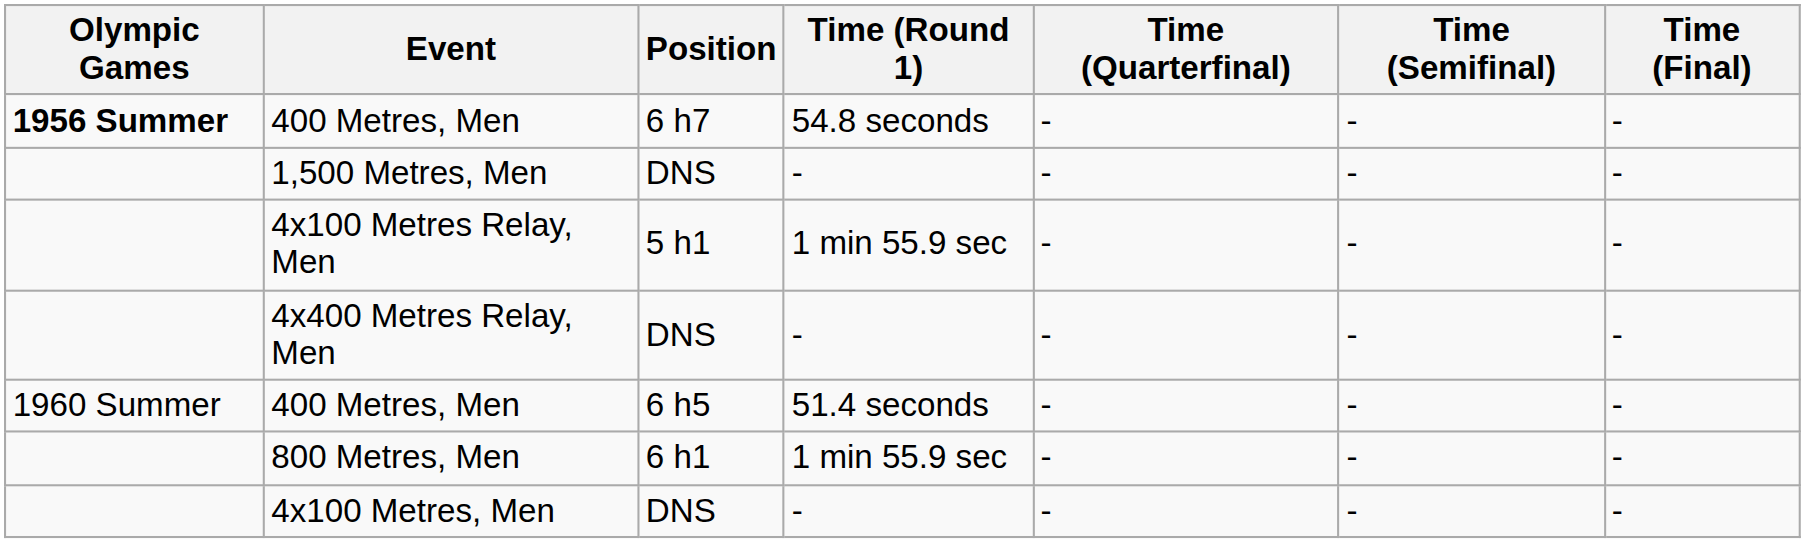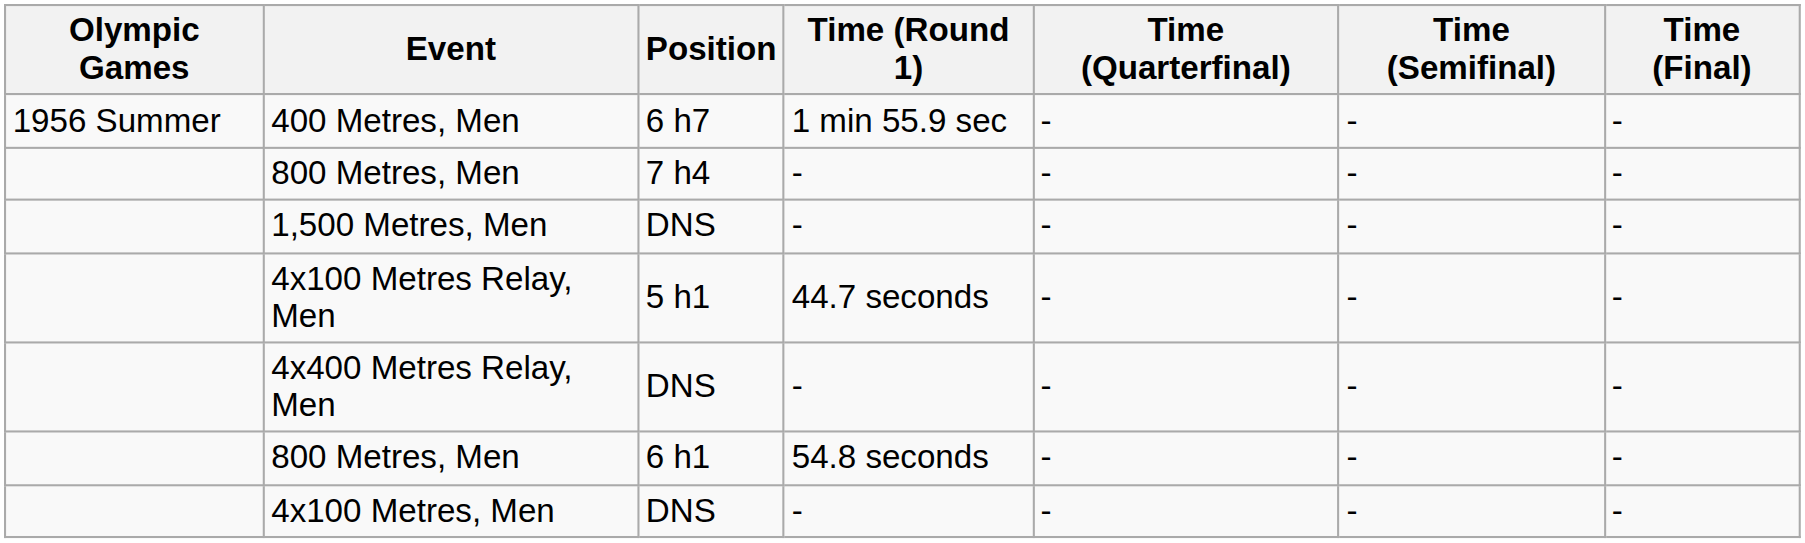(120, 120) bold -> (117, 120) normal
(890, 120) 54.8 seconds -> (899, 120) 1 min 55.9 sec
+ row: (395, 173)
(899, 244) 1 min 55.9 sec -> (890, 296) 44.7 seconds
- row: (396, 405)
(899, 457) 1 min 55.9 sec -> (890, 457) 54.8 seconds
